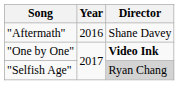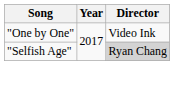- row: (36, 32)
(134, 51) bold -> (132, 32) normal
